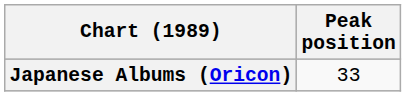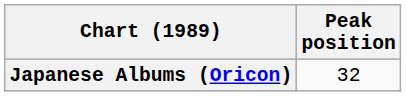(349, 75) 33 -> (349, 75) 32
